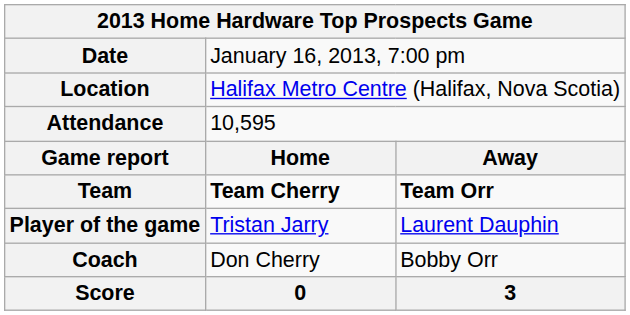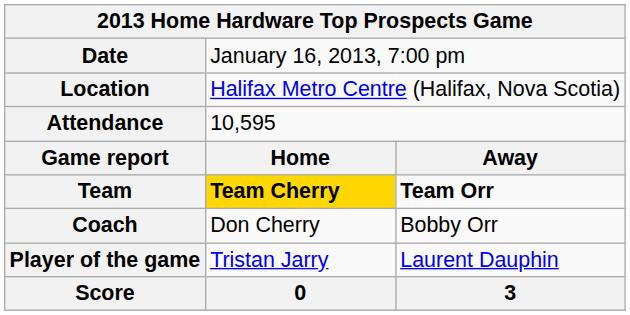(275, 191) no background -> (275, 191) gold background
rows swapped: (105, 259) <-> (105, 225)
